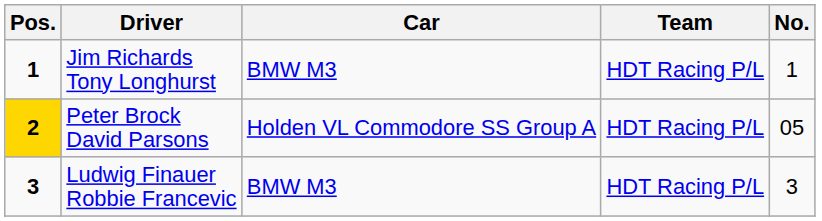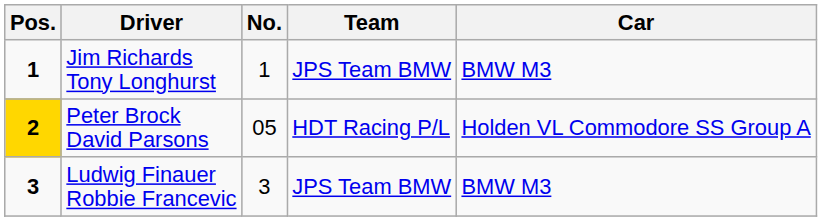columns swapped: (792, 22) <-> (422, 22)
(685, 69) HDT Racing P/L -> (372, 69) JPS Team BMW
(685, 187) HDT Racing P/L -> (372, 187) JPS Team BMW
